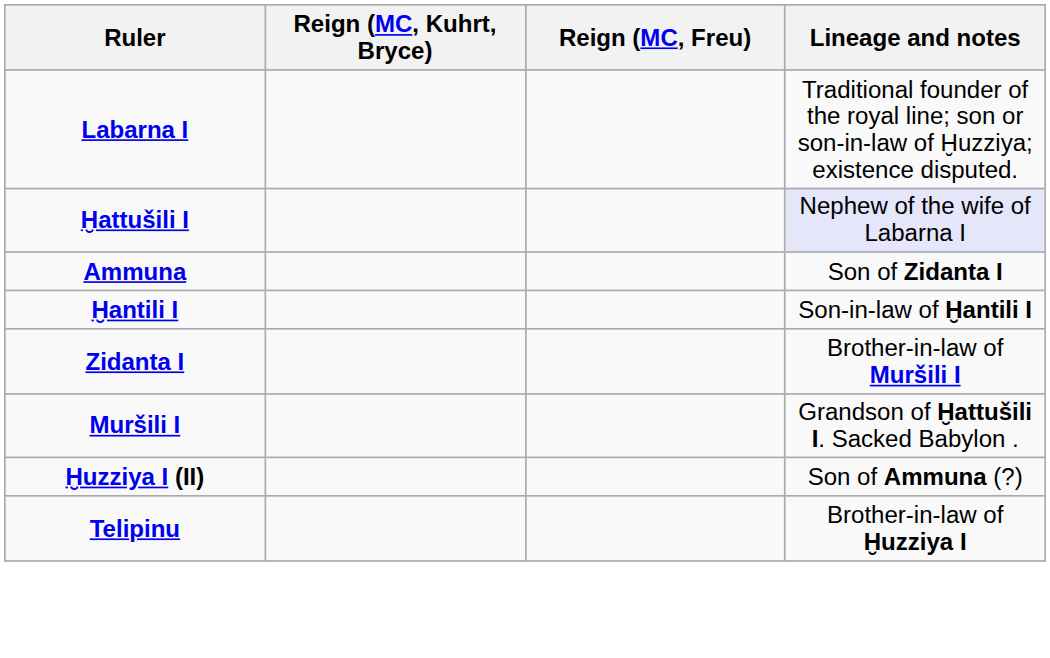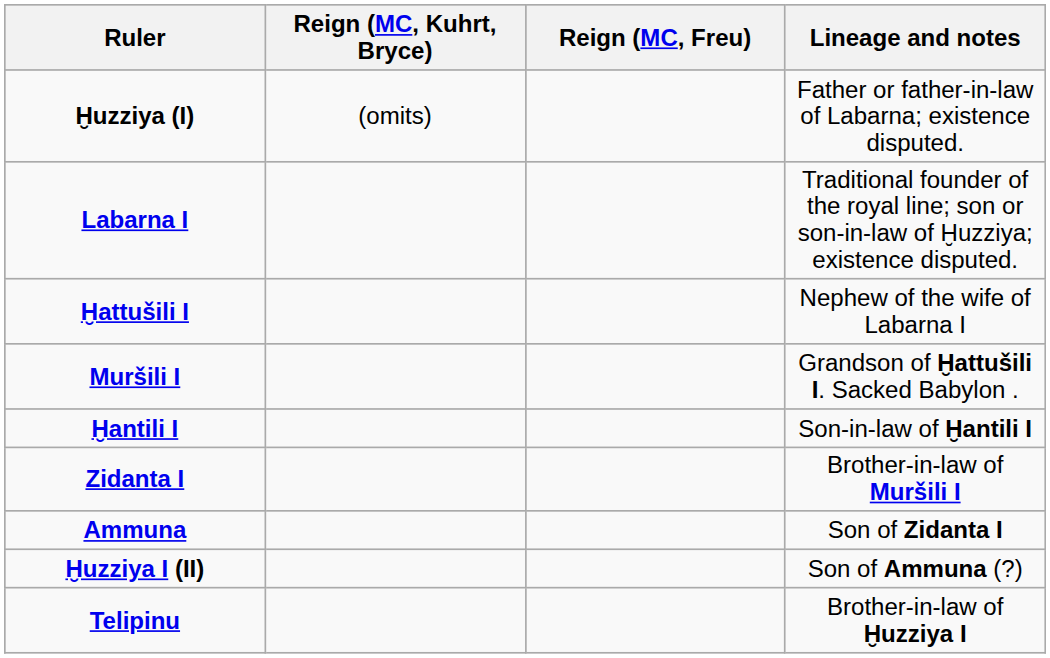+ row: (135, 116)
(915, 220) lavender background -> (915, 312) no background
rows swapped: (135, 426) <-> (135, 272)
